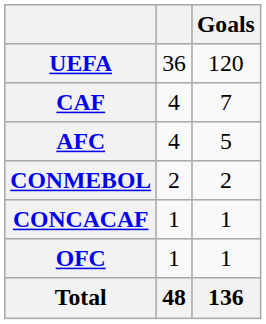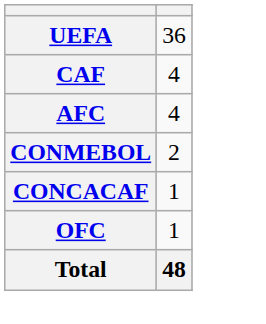- column: (226, 24)
